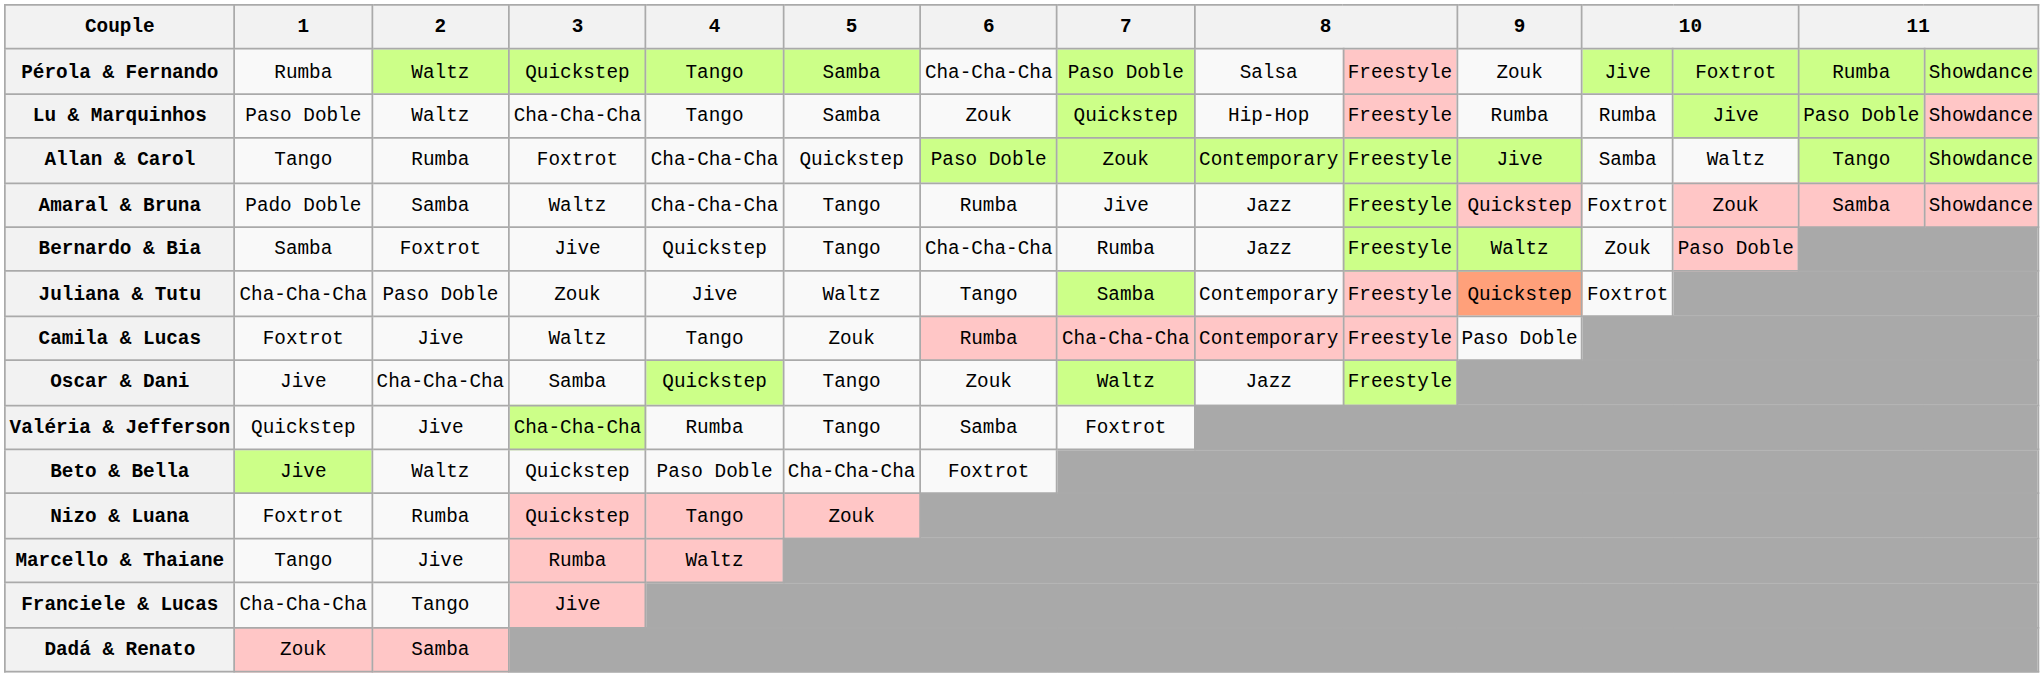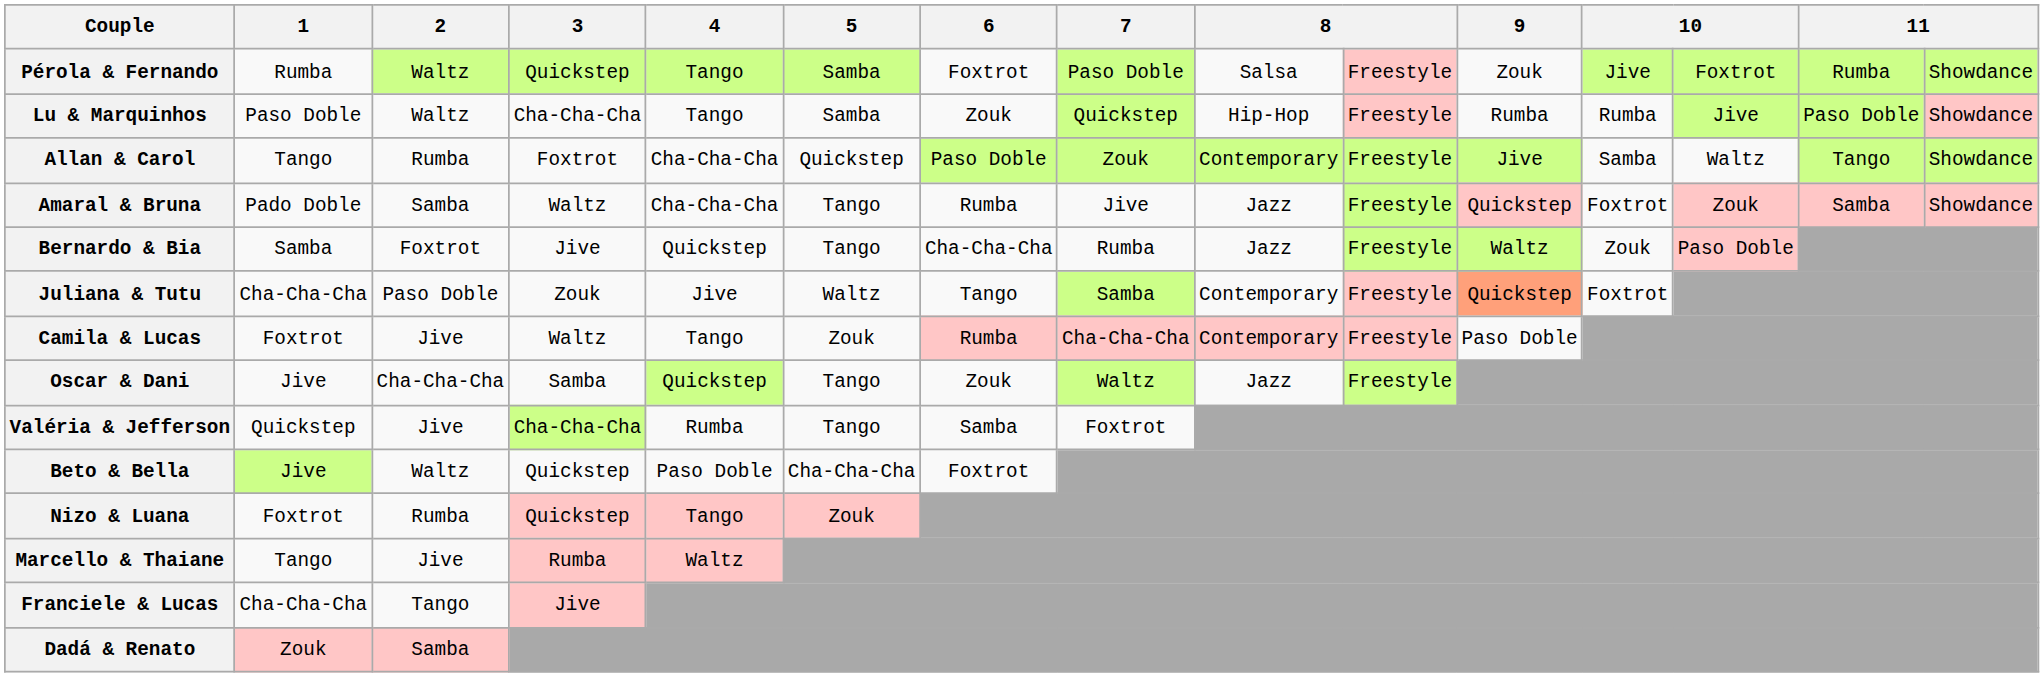(989, 72) Cha-Cha-Cha -> (989, 72) Foxtrot
